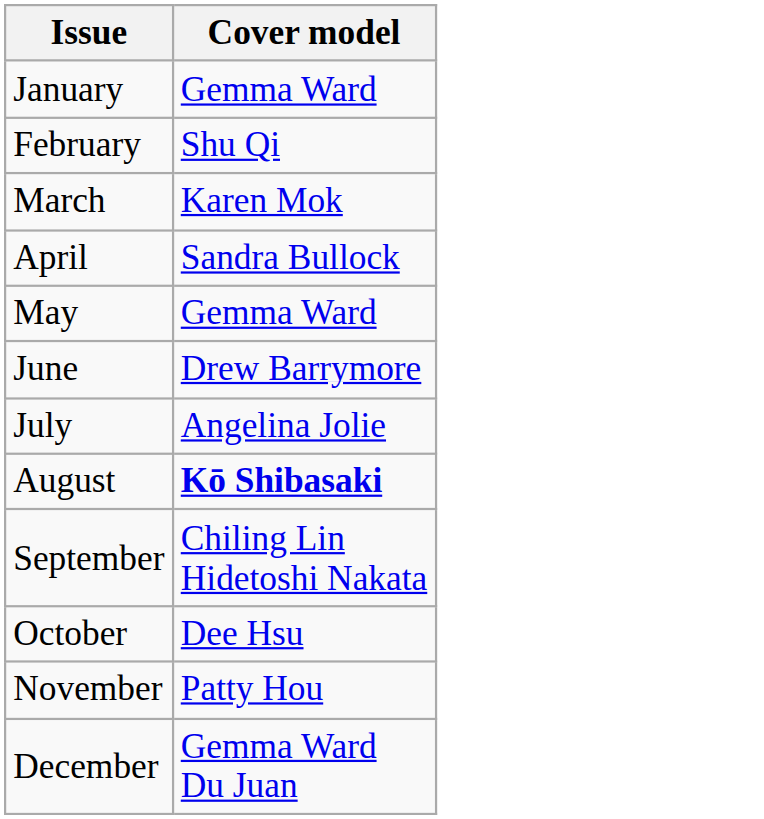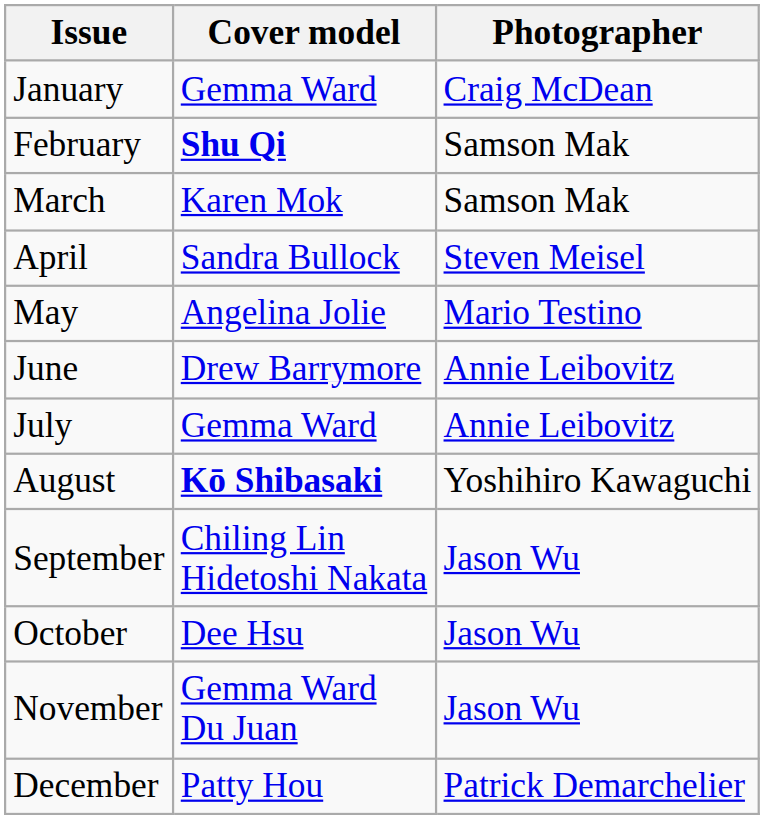+ column: (597, 32)
(230, 144) normal -> (233, 144) bold
(279, 312) Gemma Ward -> (283, 312) Angelina Jolie
(283, 425) Angelina Jolie -> (279, 425) Gemma Ward
(252, 689) Patty Hou -> (279, 709) Gemma Ward Du Juan
(279, 765) Gemma Ward Du Juan -> (252, 785) Patty Hou
